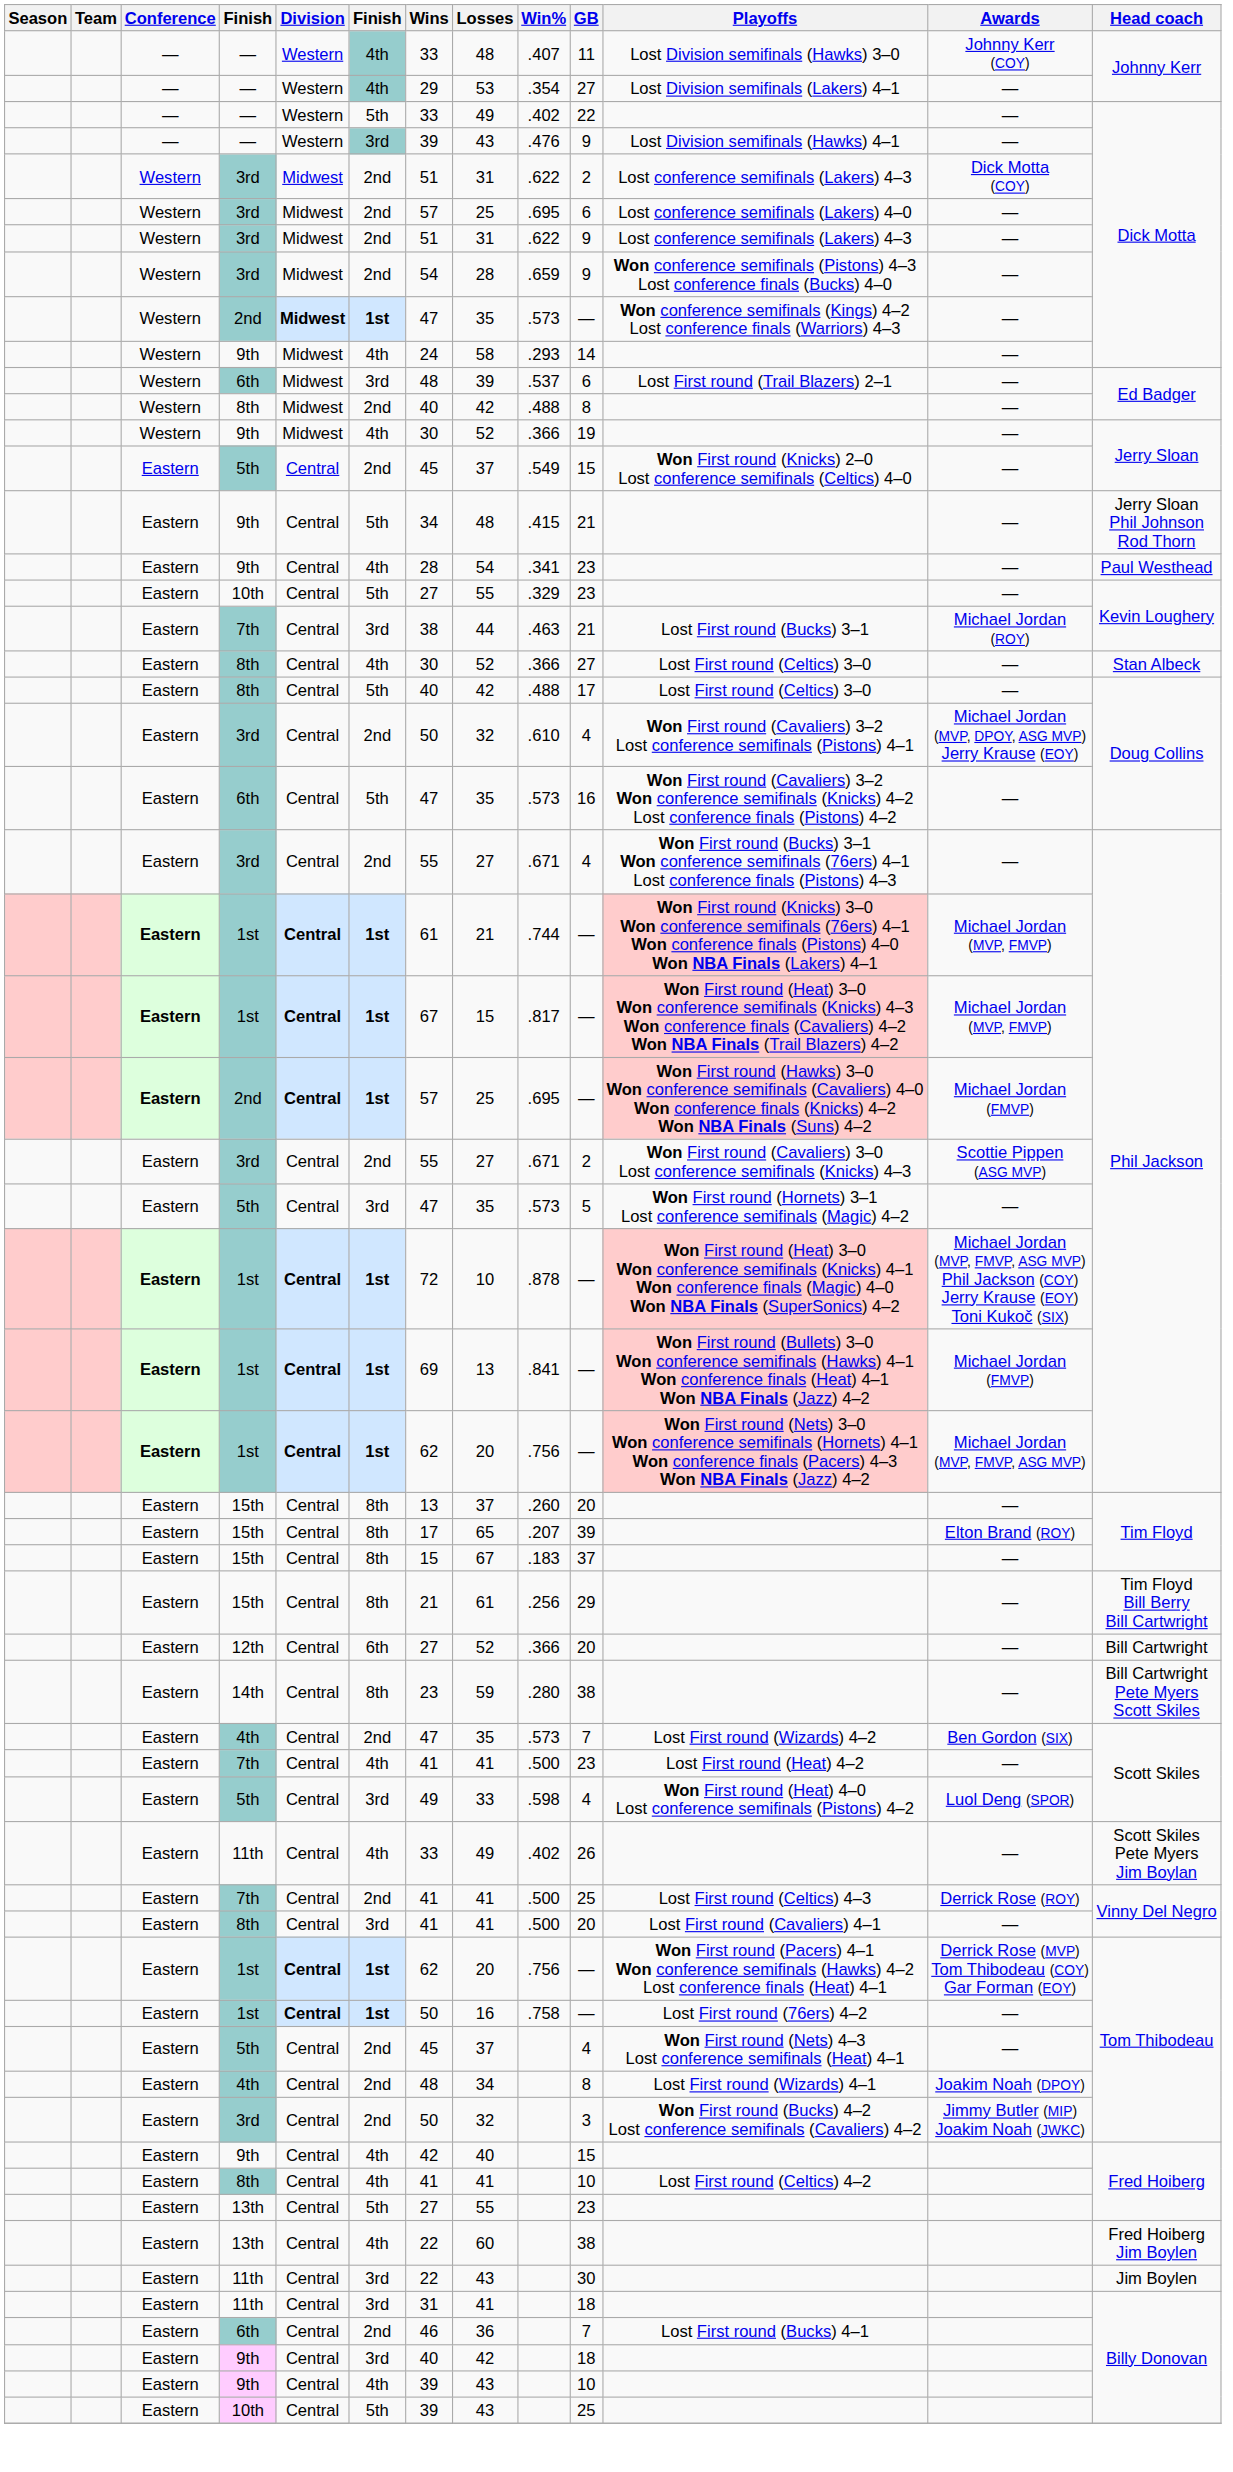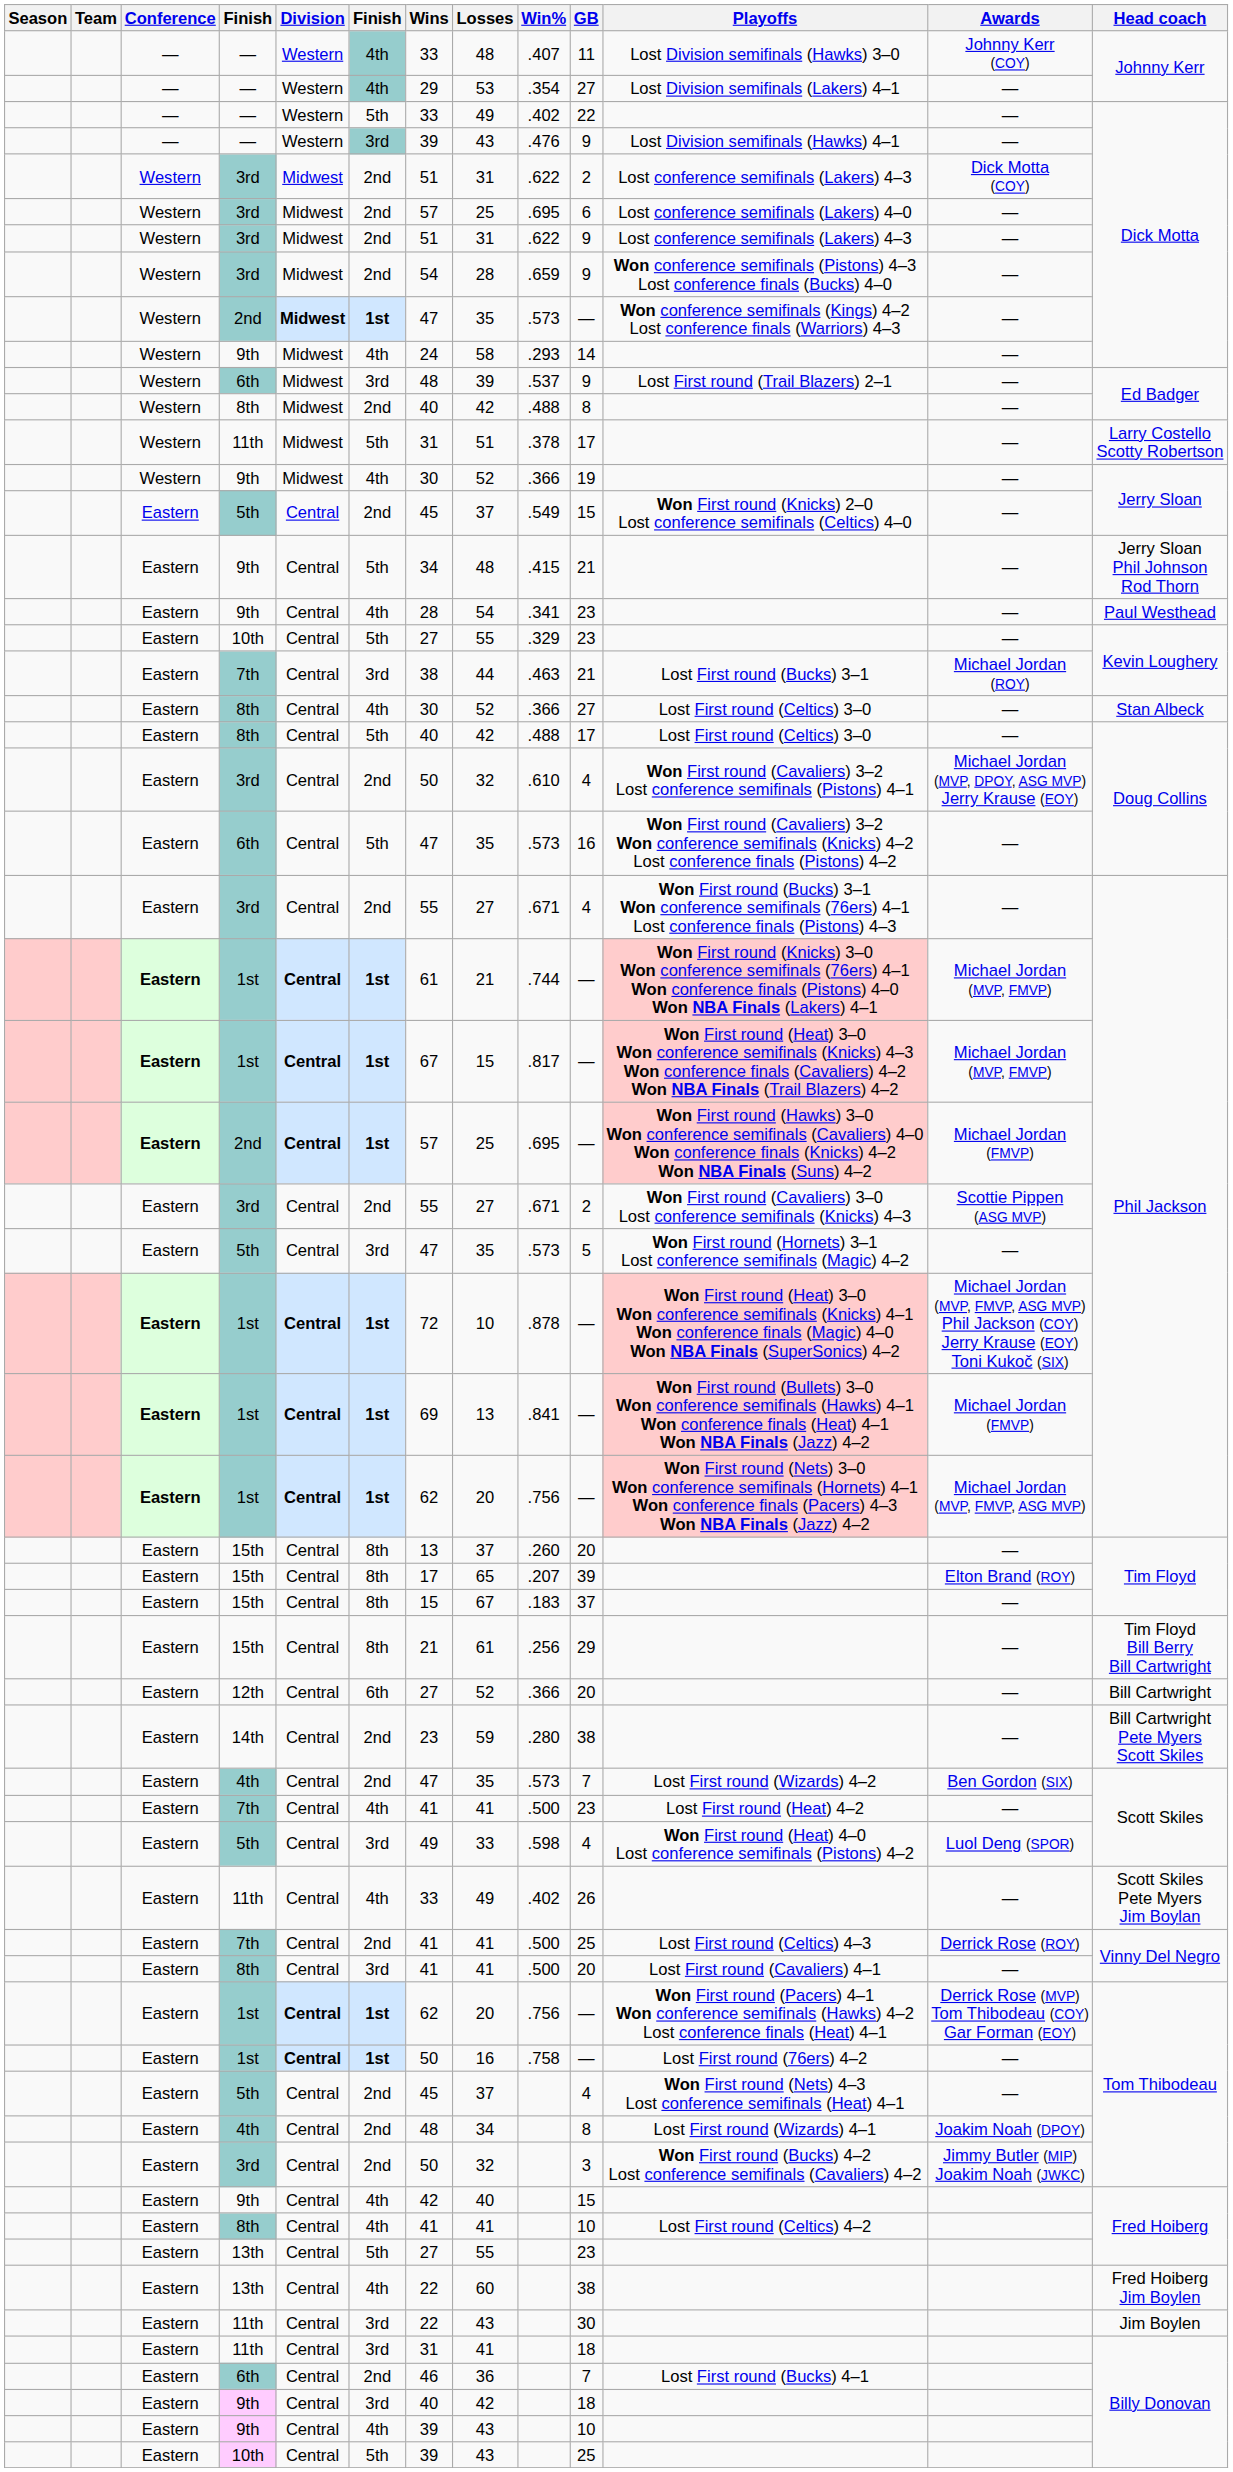(586, 380) 6 -> (586, 380) 9
+ row: (170, 442)
(377, 1692) 8th -> (377, 1737) 2nd
